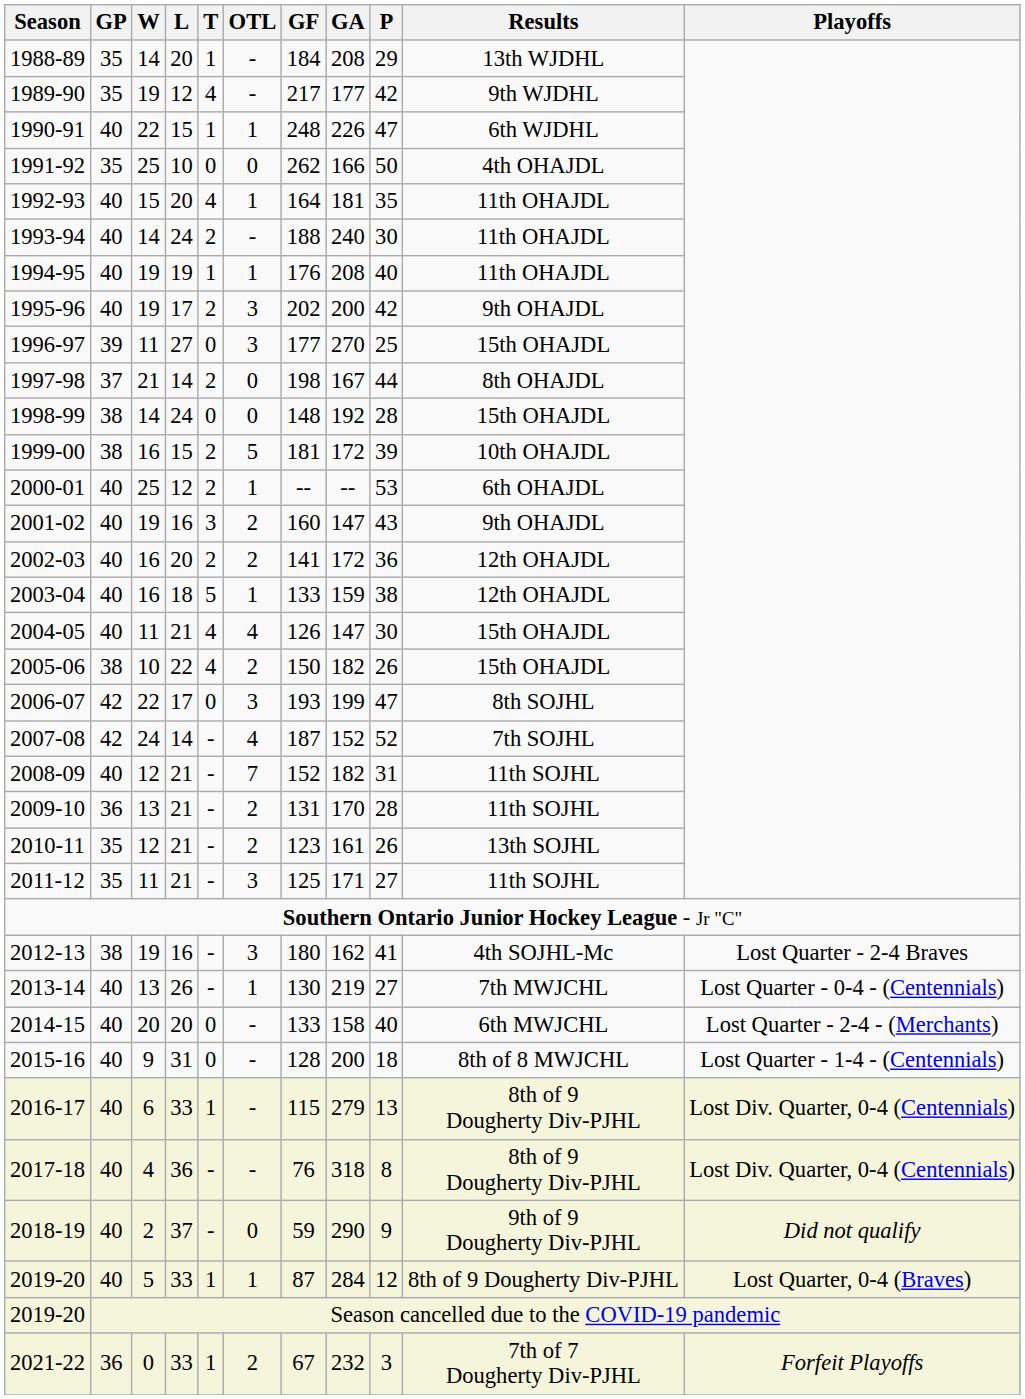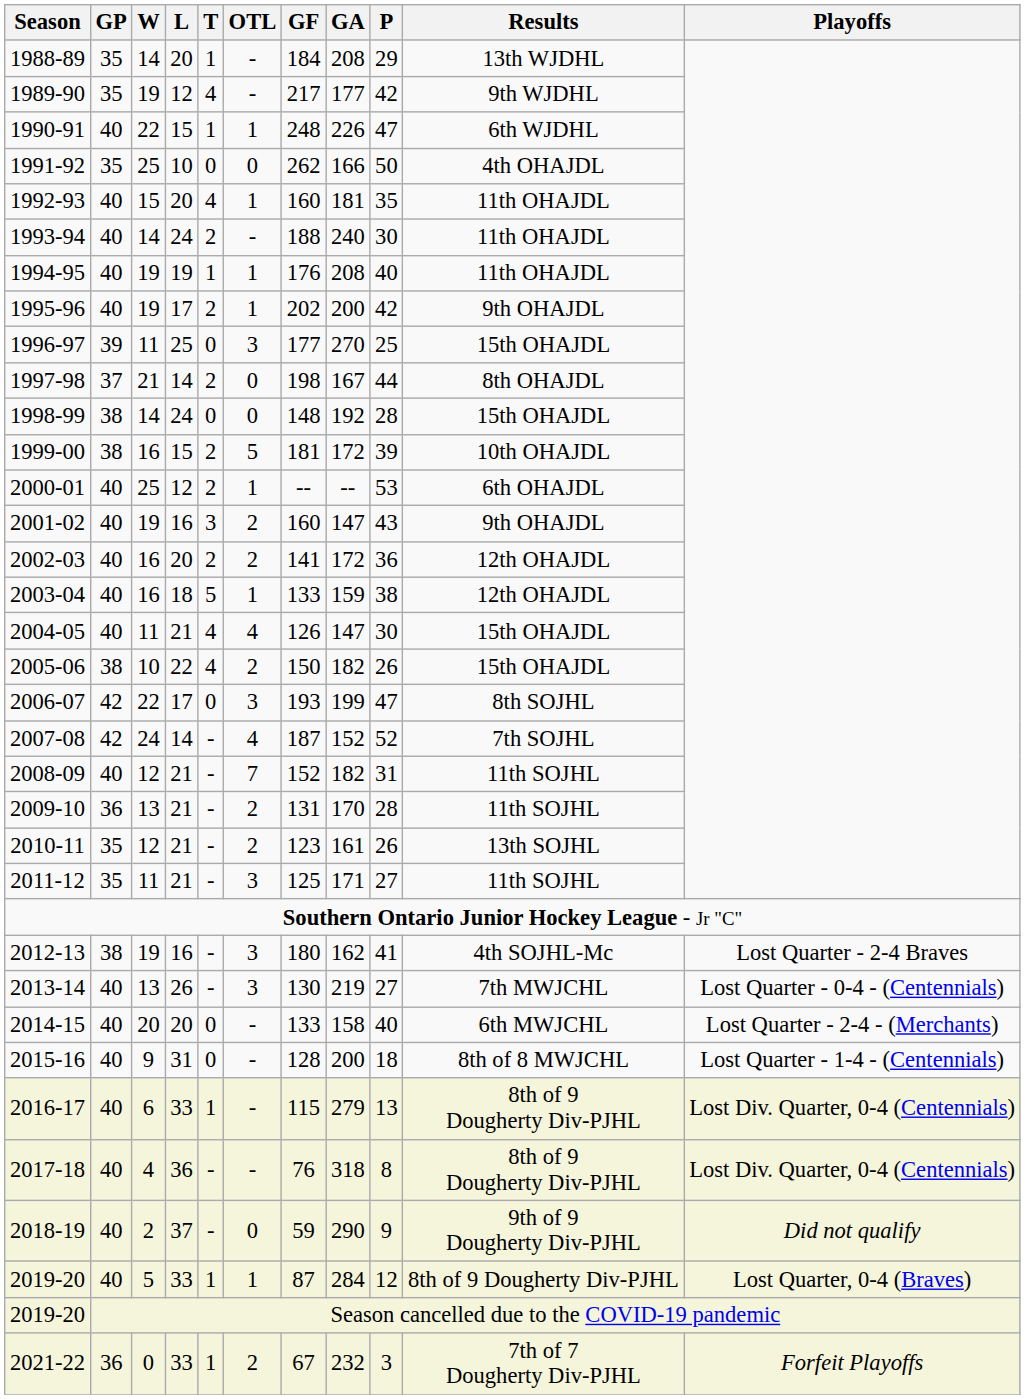(304, 201) 164 -> (304, 201) 160
(252, 308) 3 -> (252, 308) 1
(181, 344) 27 -> (181, 344) 25
(252, 988) 1 -> (252, 988) 3
